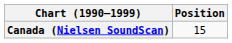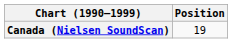(200, 30) 15 -> (200, 30) 19
